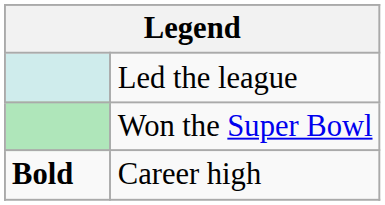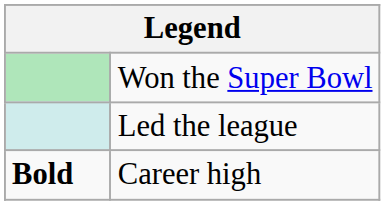rows swapped: (245, 125) <-> (208, 77)
